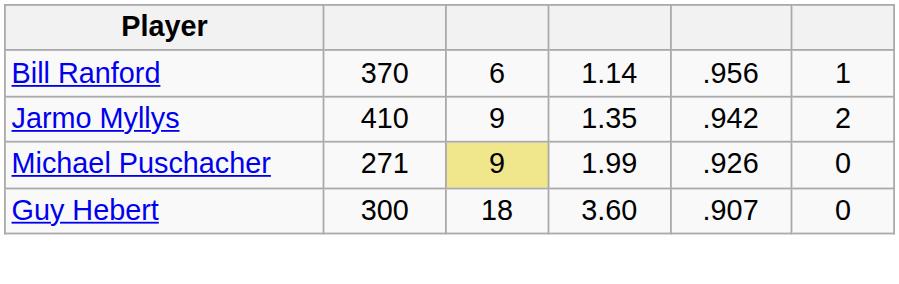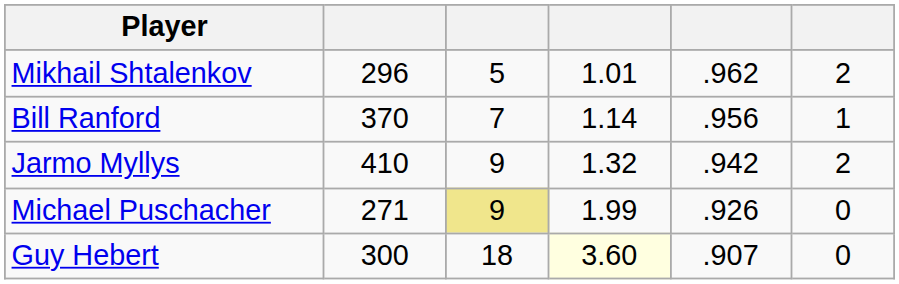+ row: (132, 73)
(497, 73) 6 -> (497, 118) 7
(609, 118) 1.35 -> (609, 164) 1.32
(609, 210) no background -> (609, 255) lightyellow background
